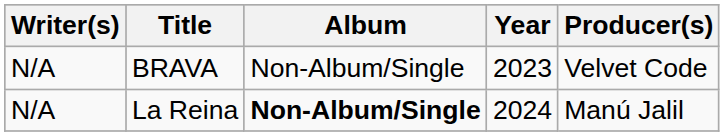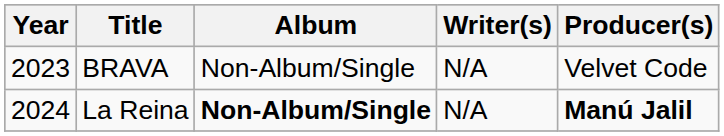columns swapped: (522, 25) <-> (65, 25)
(624, 109) normal -> (628, 109) bold
